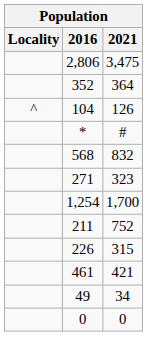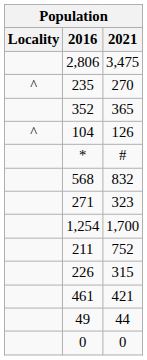+ row: (83, 86)
(123, 86) 364 -> (123, 109) 365
(123, 296) 34 -> (123, 319) 44
